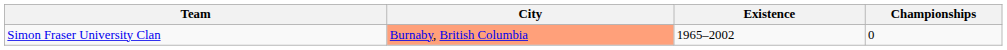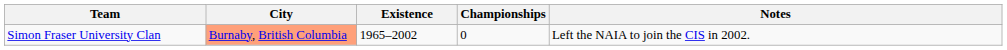+ column: (776, 14)
